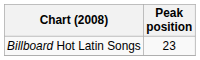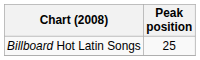(169, 45) 23 -> (169, 45) 25
